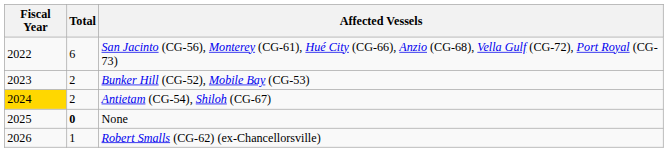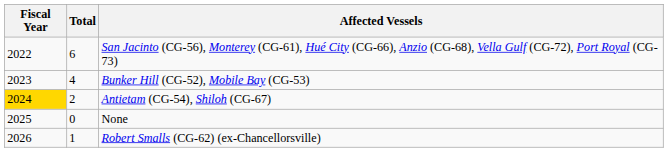(72, 80) 2 -> (72, 80) 4
(72, 118) bold -> (72, 118) normal
